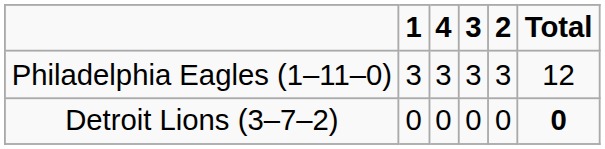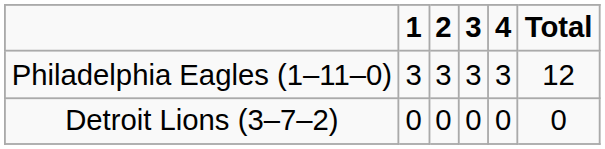columns swapped: (503, 27) <-> (443, 27)
(559, 120) bold -> (559, 120) normal
